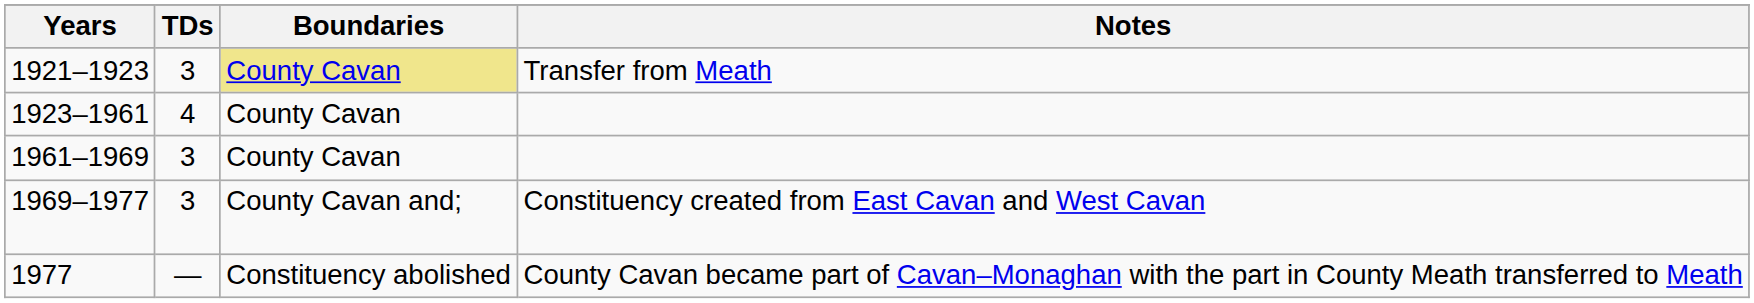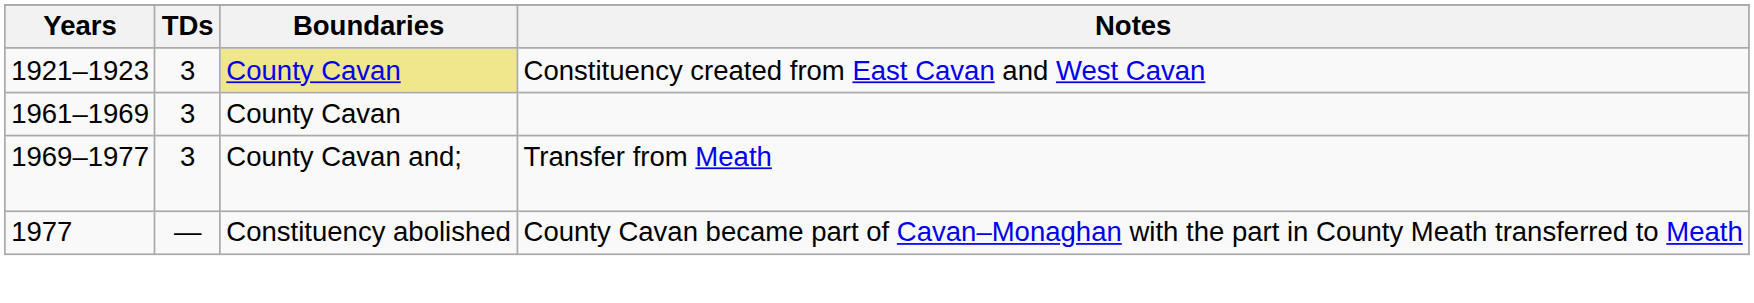(648, 69) Transfer from Meath -> (864, 69) Constituency created from East Cavan and West Cavan
- row: (80, 113)
(864, 200) Constituency created from East Cavan and West Cavan -> (648, 157) Transfer from Meath
